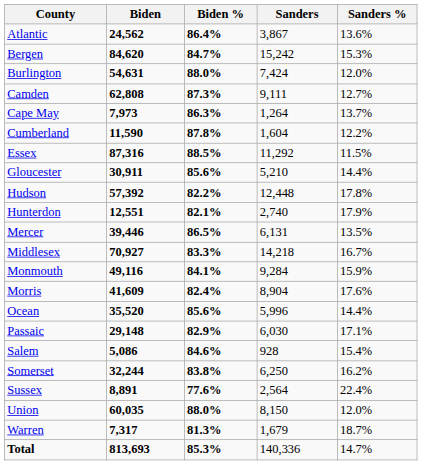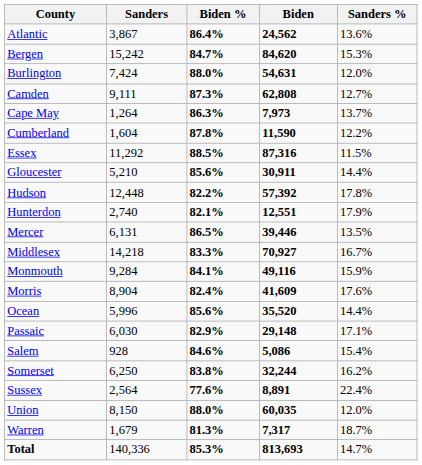columns swapped: (145, 14) <-> (297, 14)
